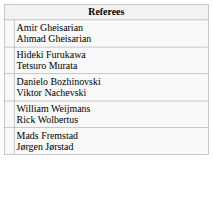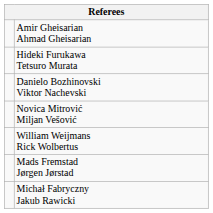+ row: (50, 114)
+ row: (53, 195)
